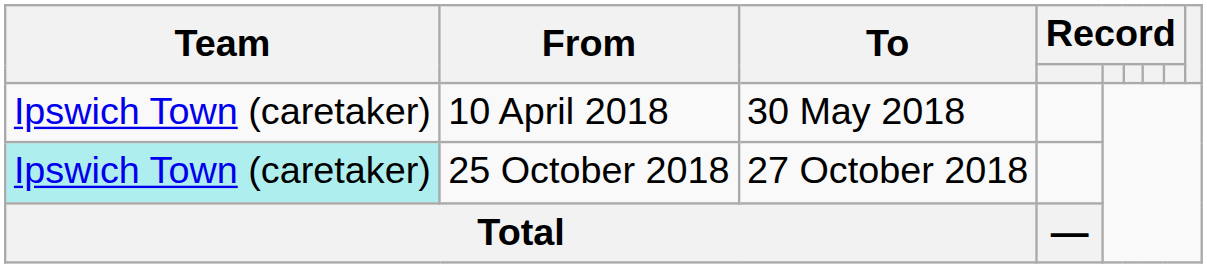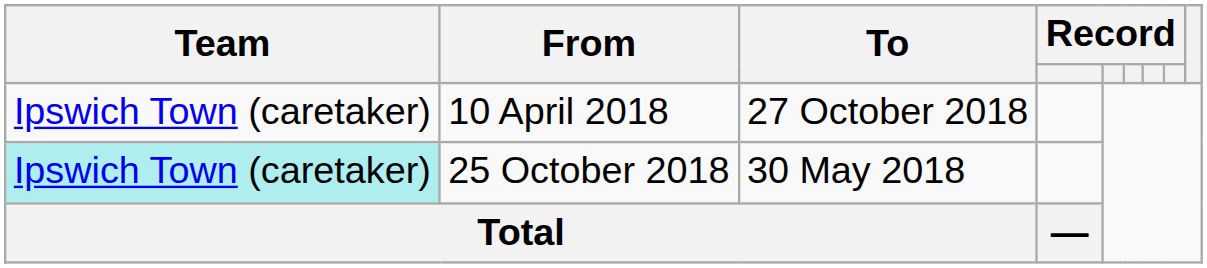(856, 111) 30 May 2018 -> (888, 111) 27 October 2018
(888, 171) 27 October 2018 -> (856, 171) 30 May 2018
